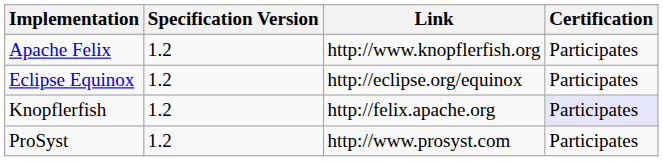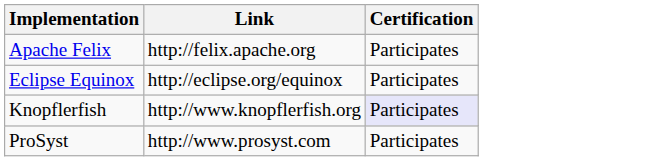- column: (233, 19)
(434, 49) http://www.knopflerfish.org -> (232, 49) http://felix.apache.org
(411, 110) http://felix.apache.org -> (254, 110) http://www.knopflerfish.org
